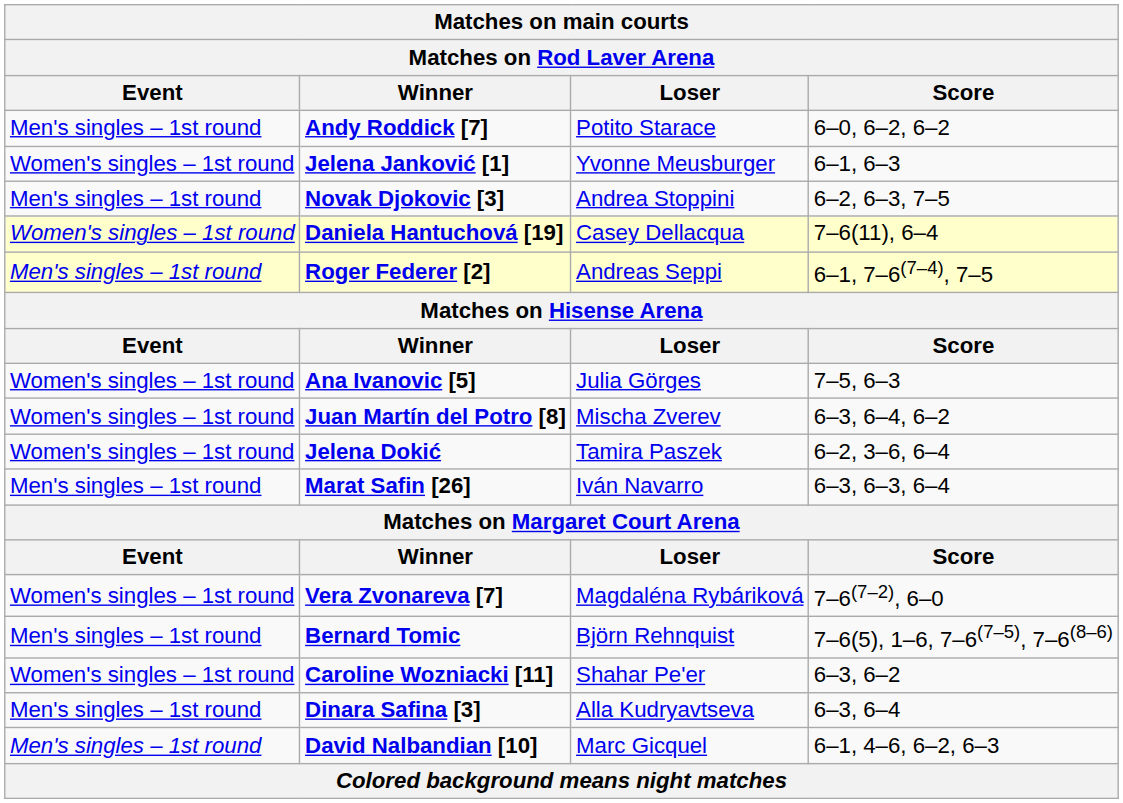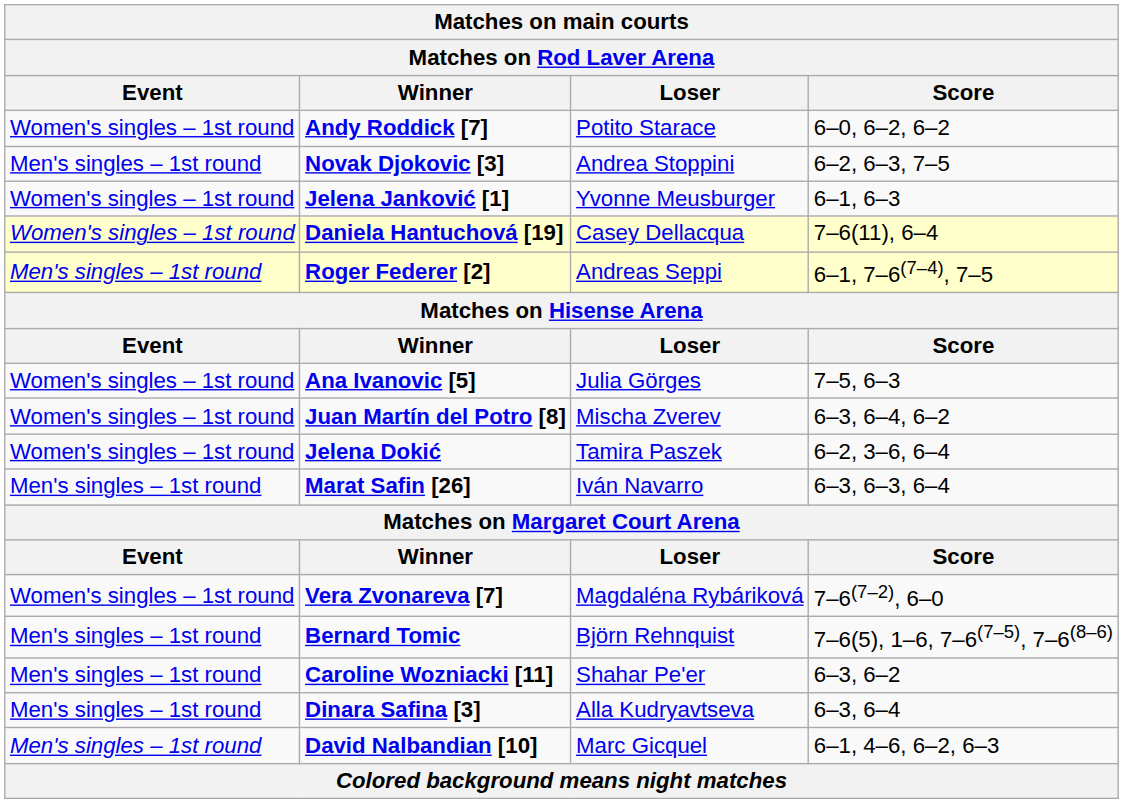(136, 127) Men's singles – 1st round -> (152, 127) Women's singles – 1st round
rows swapped: (407, 163) <-> (405, 198)
(152, 675) Women's singles – 1st round -> (136, 675) Men's singles – 1st round
